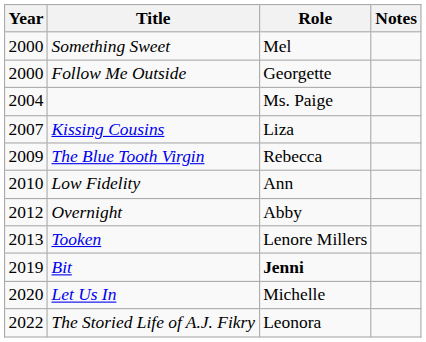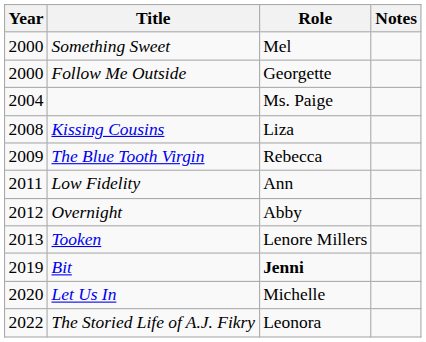(26, 128) 2007 -> (26, 128) 2008
(26, 184) 2010 -> (26, 184) 2011
